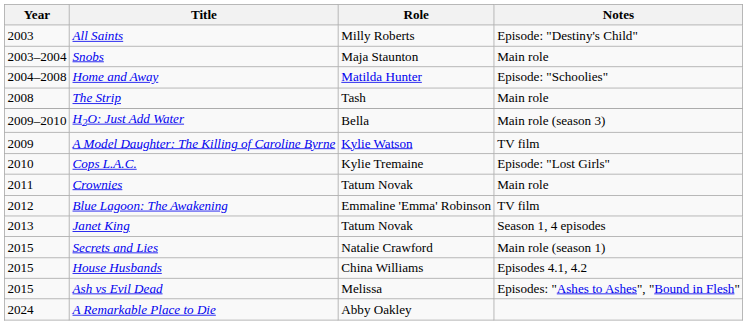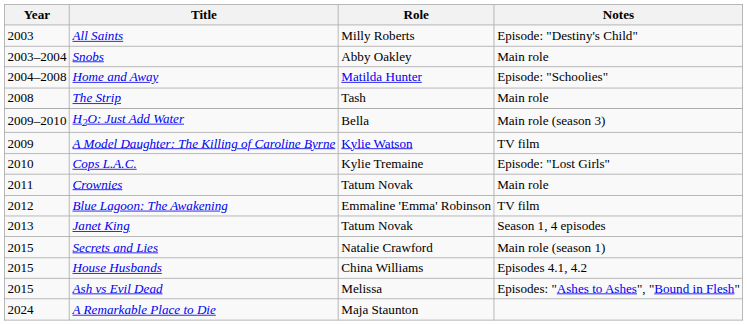(380, 56) Maja Staunton -> (376, 56) Abby Oakley
(376, 309) Abby Oakley -> (380, 309) Maja Staunton
